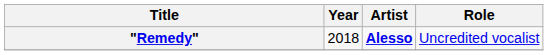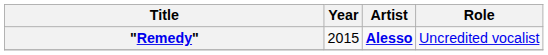(343, 38) 2018 -> (343, 38) 2015
